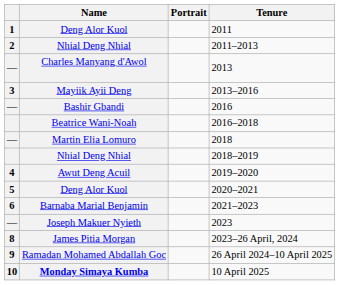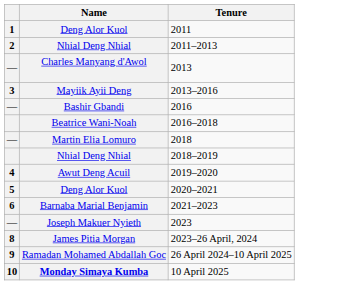- column: (189, 12)
